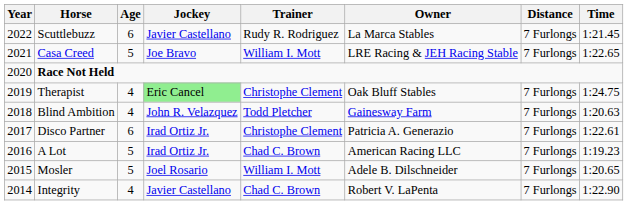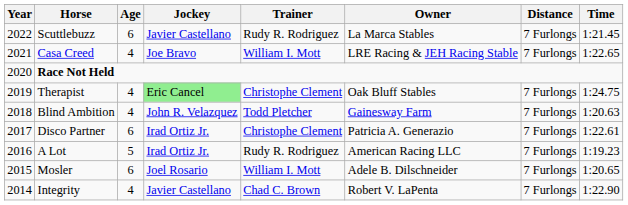(130, 53) 5 -> (130, 53) 4
(282, 151) Chad C. Brown -> (291, 151) Rudy R. Rodriguez
(130, 170) 5 -> (130, 170) 6
